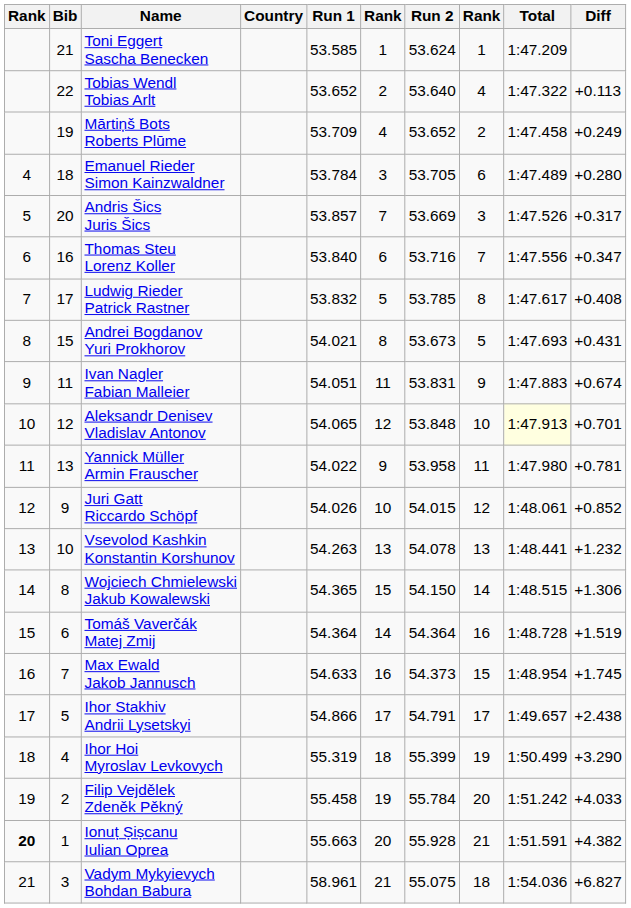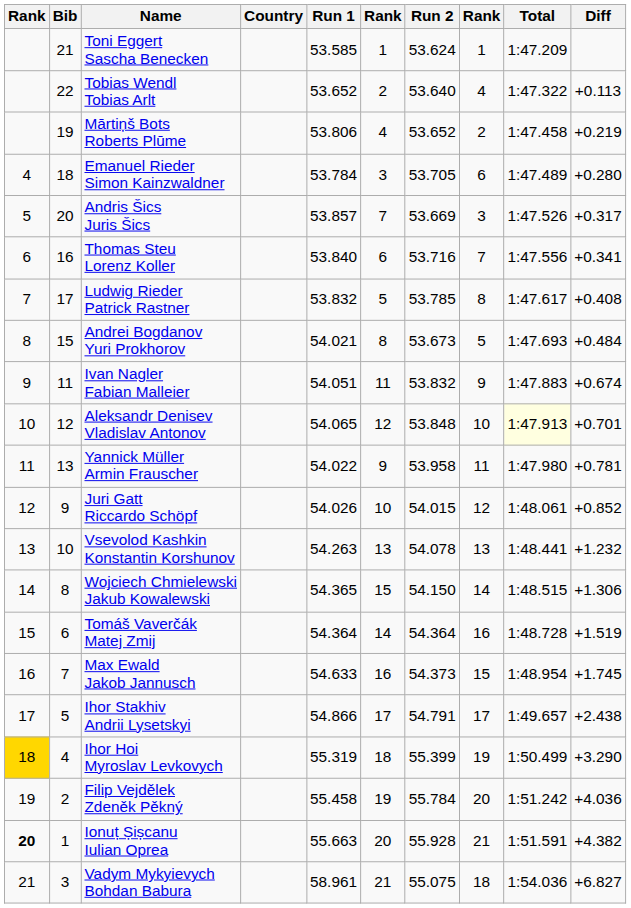(334, 132) 53.709 -> (334, 132) 53.806
(598, 132) +0.249 -> (598, 132) +0.219
(598, 257) +0.347 -> (598, 257) +0.341
(598, 341) +0.431 -> (598, 341) +0.484
(432, 382) 53.831 -> (432, 382) 53.832
(27, 757) no background -> (27, 757) gold background
(598, 799) +4.033 -> (598, 799) +4.036
